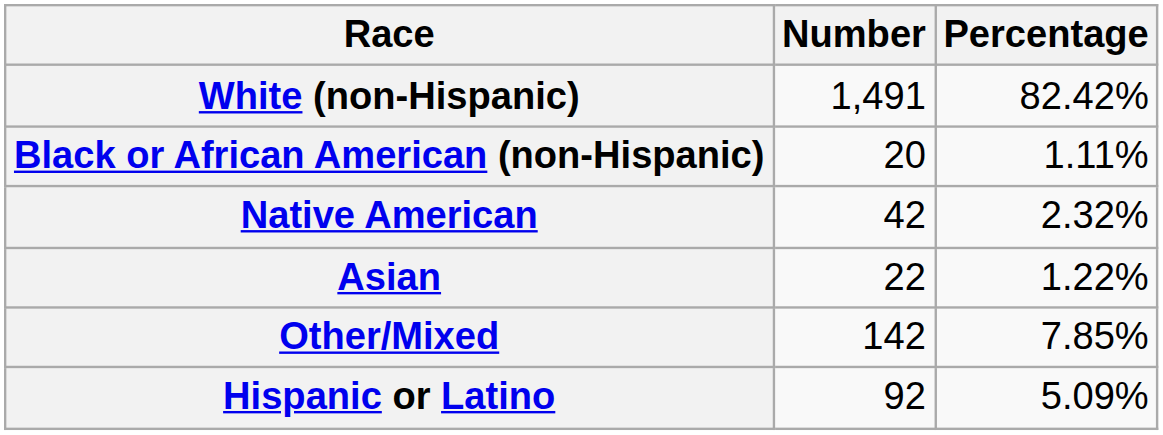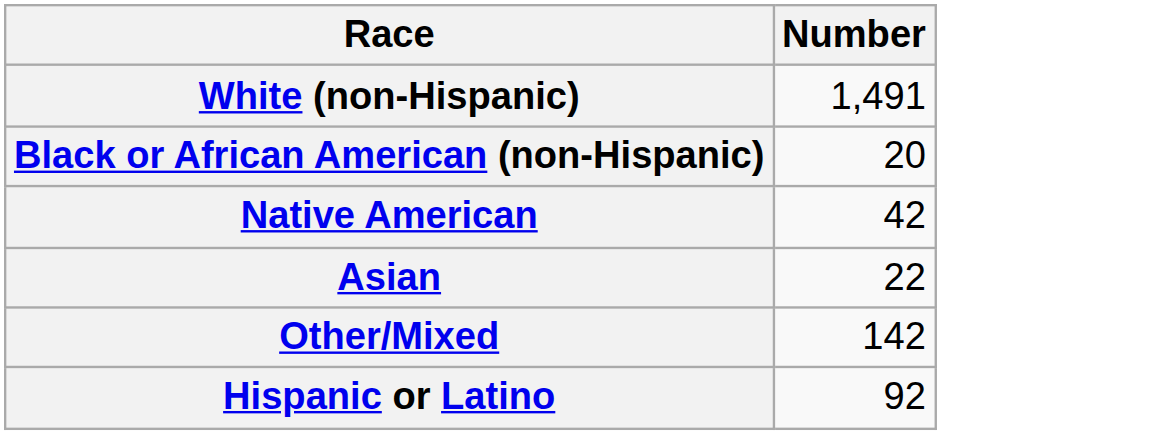- column: (1046, 34)
